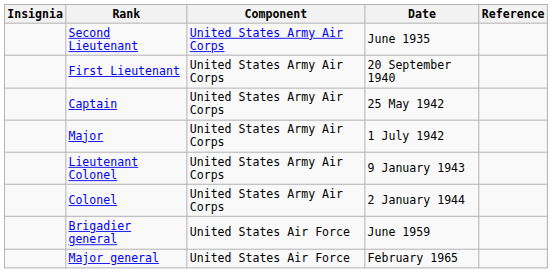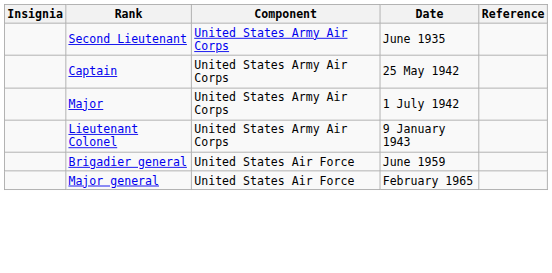- row: (124, 72)
- row: (93, 200)
